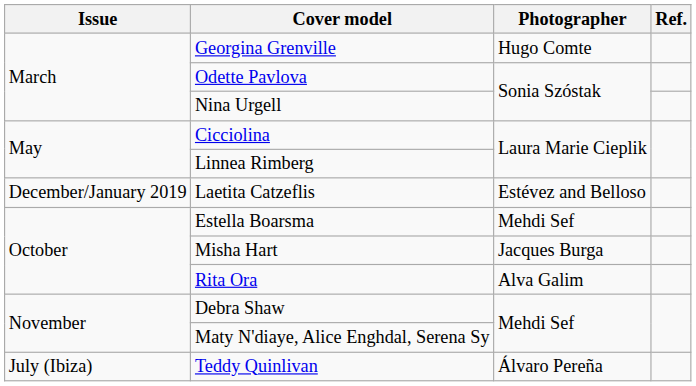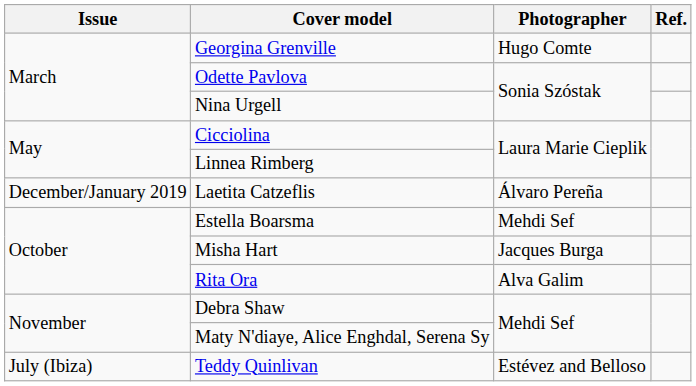(572, 192) Estévez and Belloso -> (550, 192) Álvaro Pereña
(550, 366) Álvaro Pereña -> (572, 366) Estévez and Belloso
